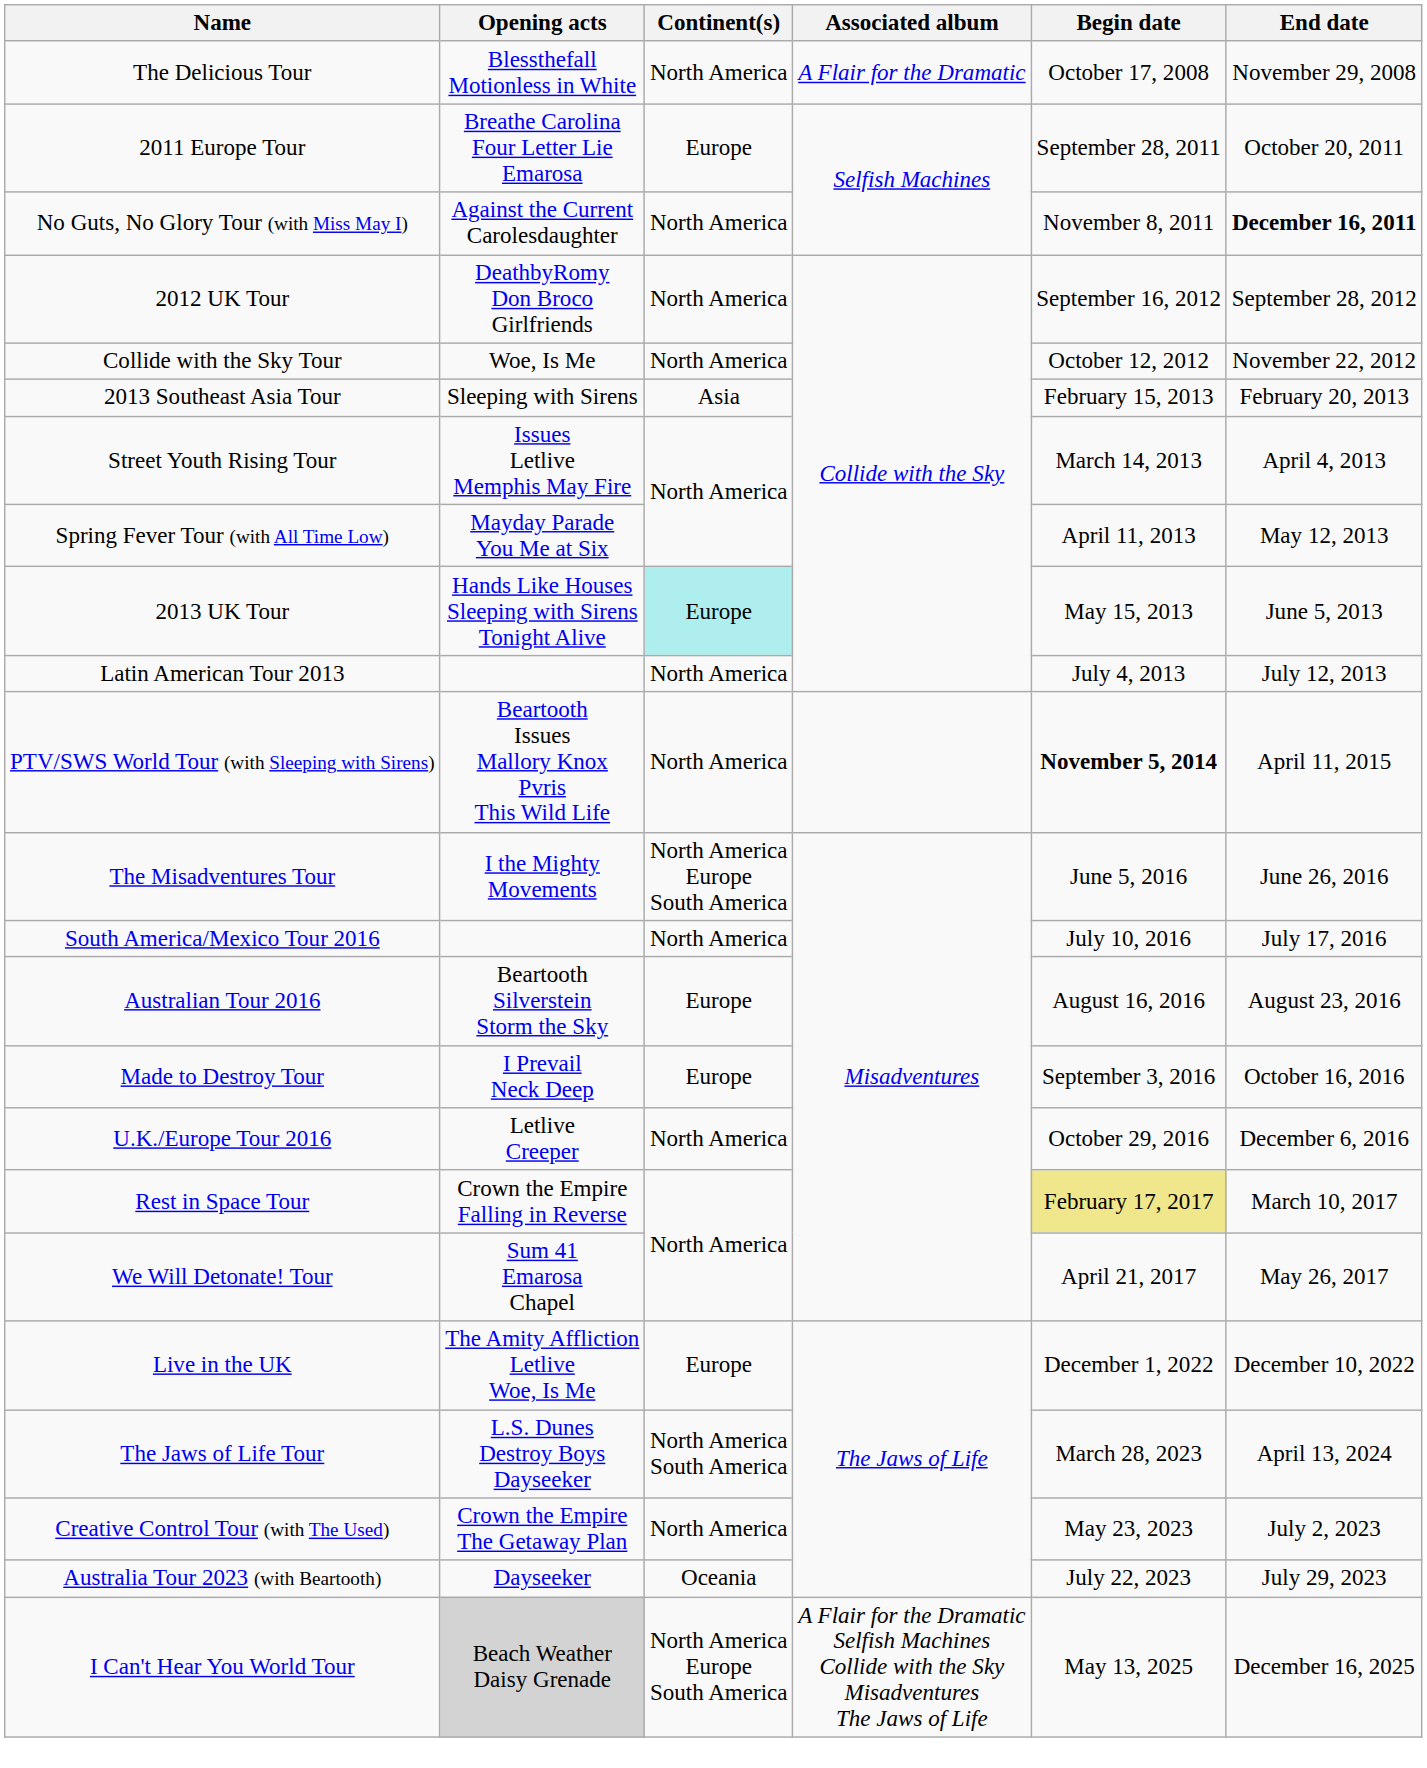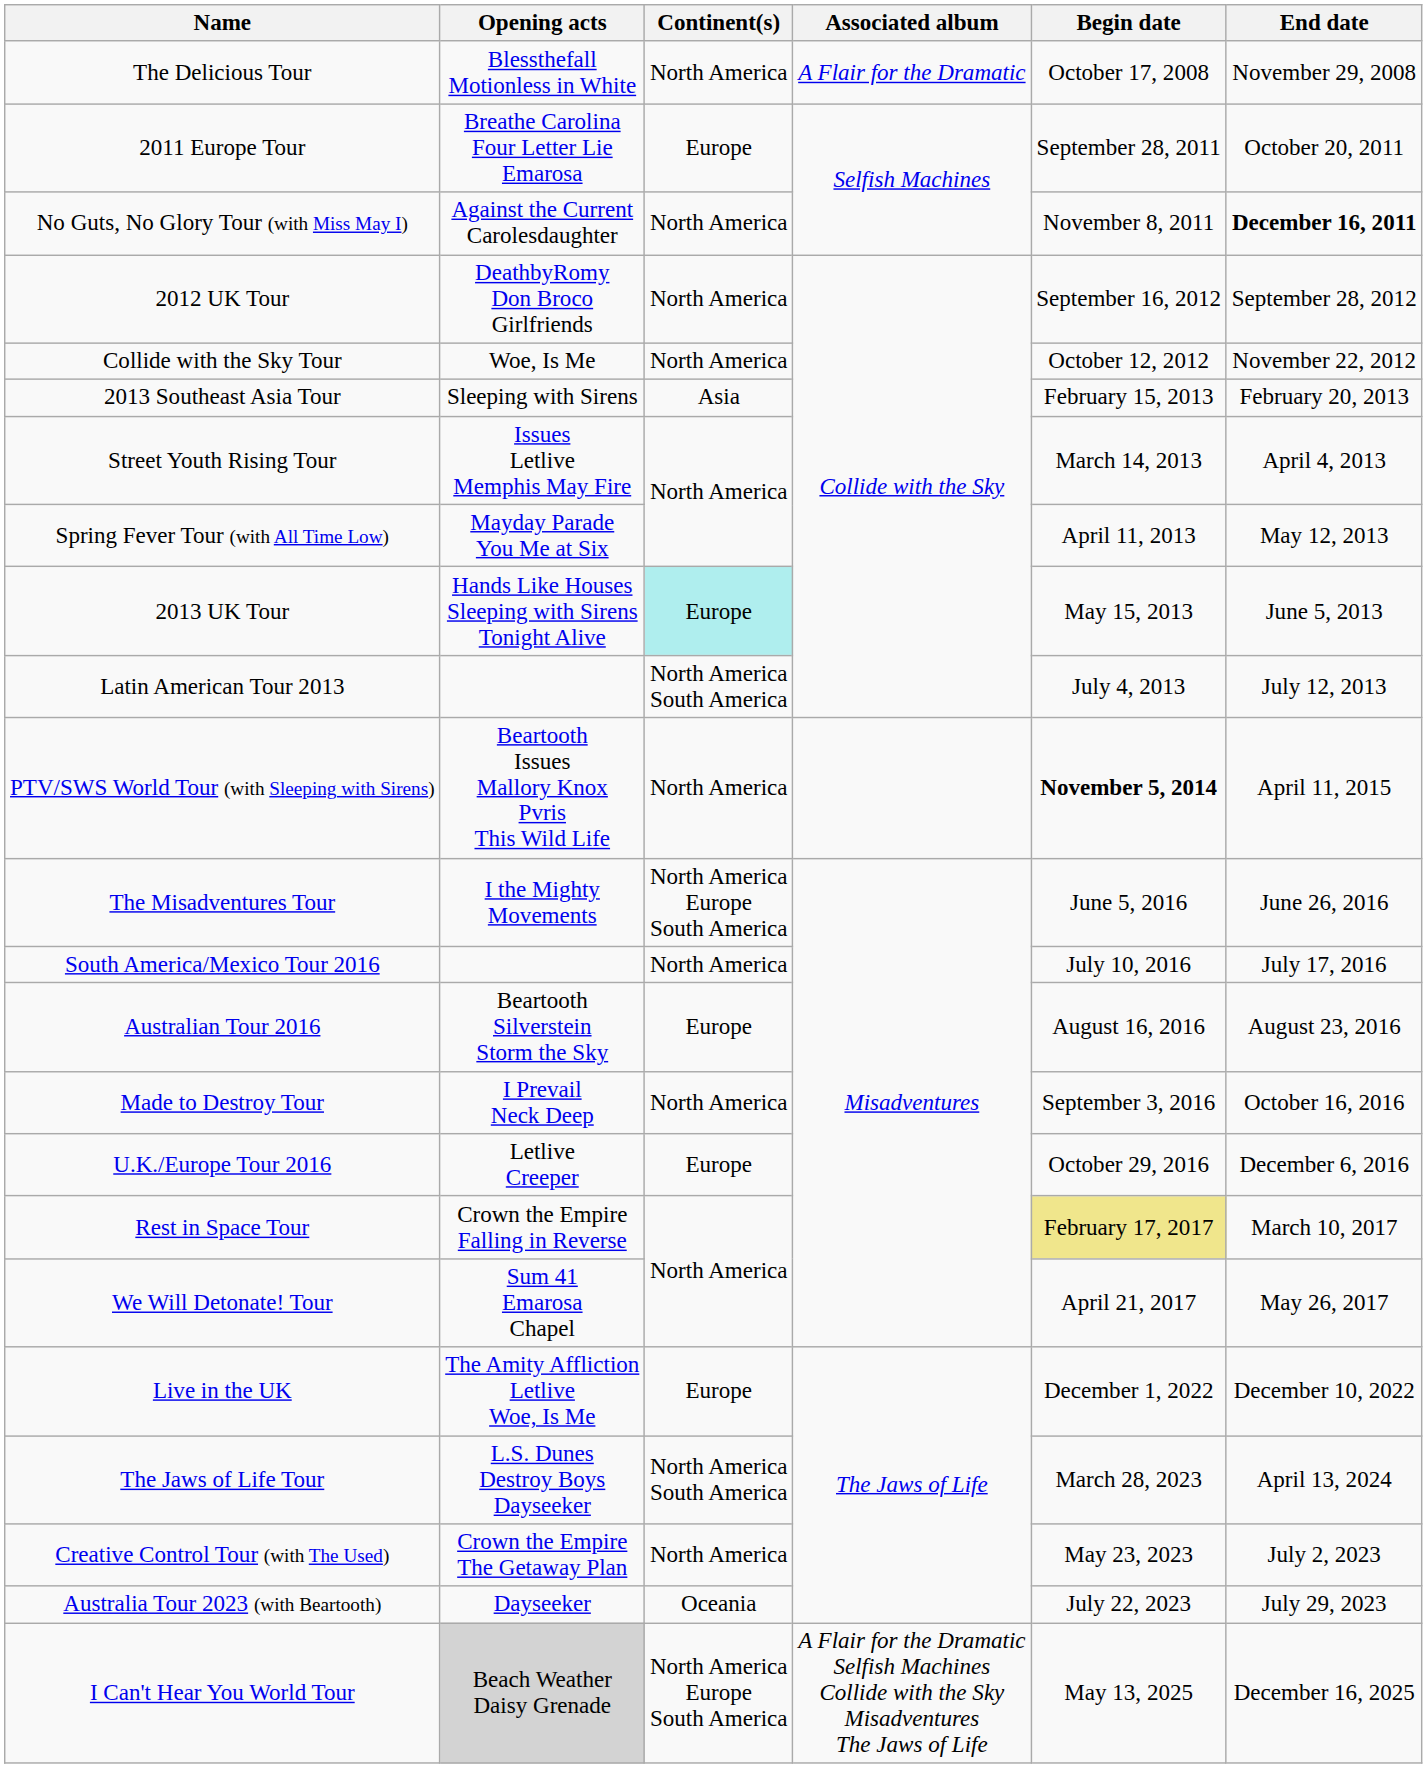(719, 673) North America -> (719, 686) North America South America
(719, 1076) Europe -> (719, 1102) North America
(719, 1138) North America -> (719, 1164) Europe
